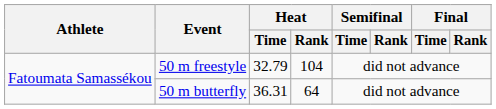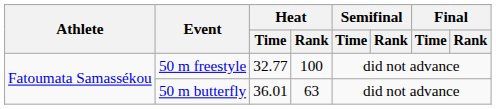(270, 66) 32.79 -> (270, 66) 32.77
(312, 66) 104 -> (312, 66) 100
(270, 91) 36.31 -> (270, 91) 36.01
(312, 91) 64 -> (312, 91) 63
